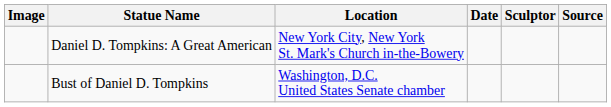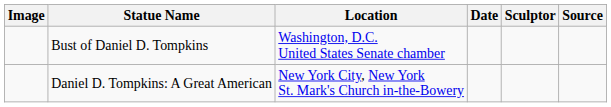rows swapped: (162, 45) <-> (130, 83)
